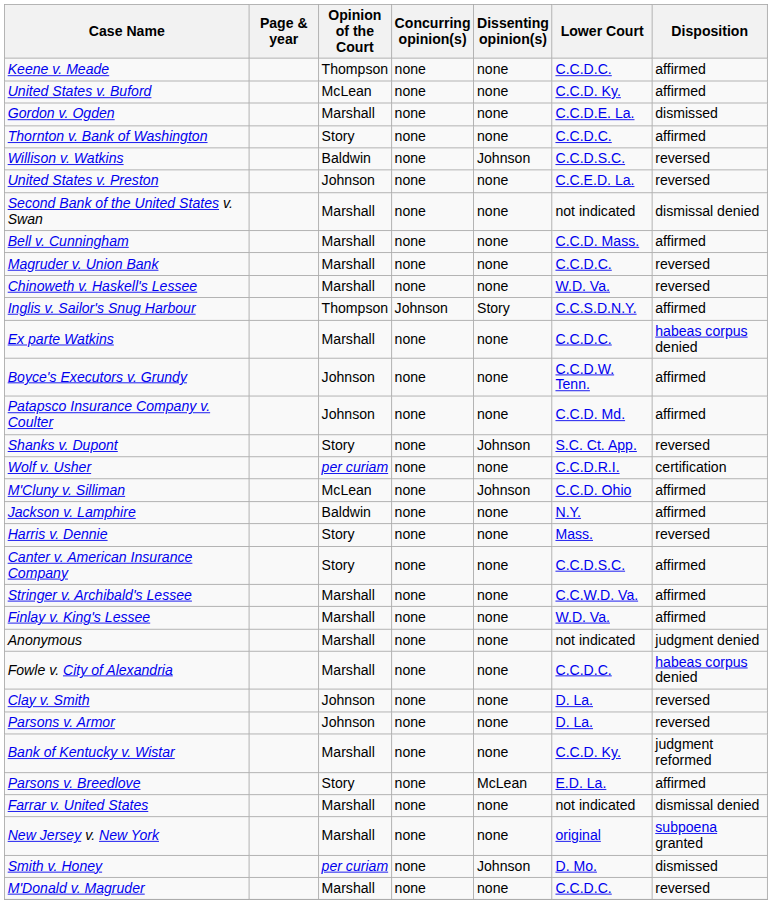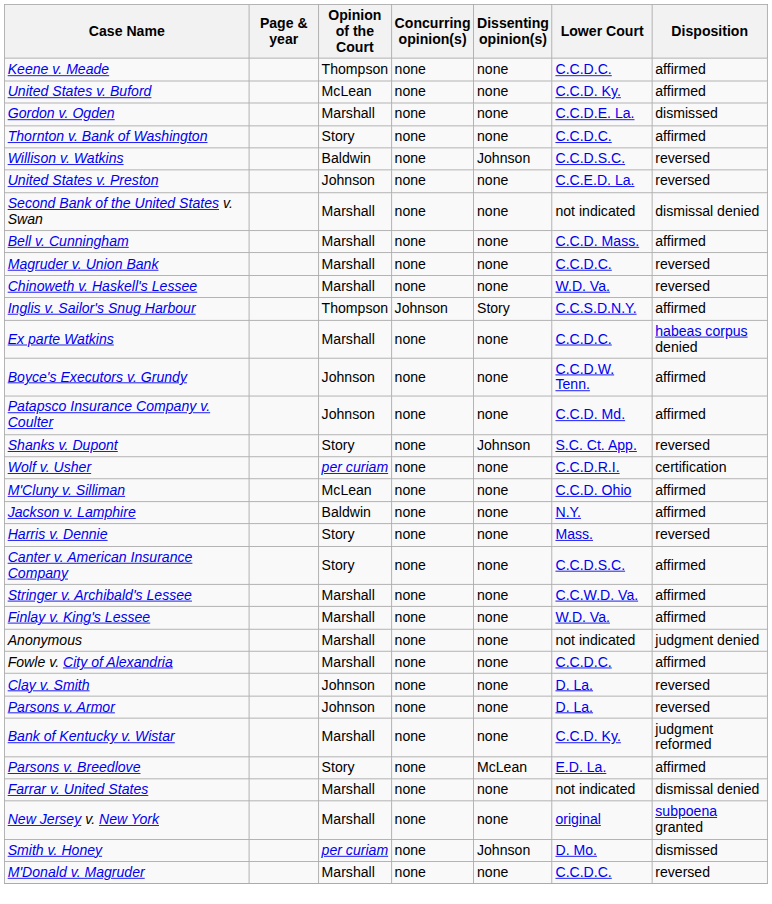(504, 490) Johnson -> (493, 490) none
(701, 670) habeas corpus denied -> (681, 662) affirmed
